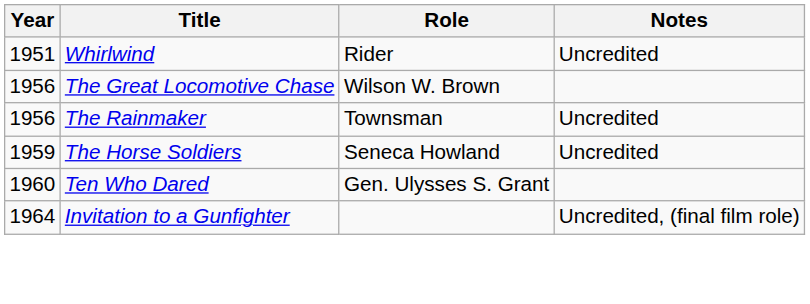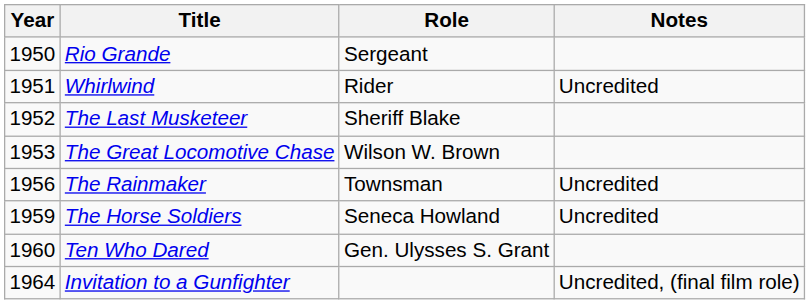+ row: (118, 53)
+ row: (156, 119)
(32, 86) 1956 -> (32, 151) 1953
